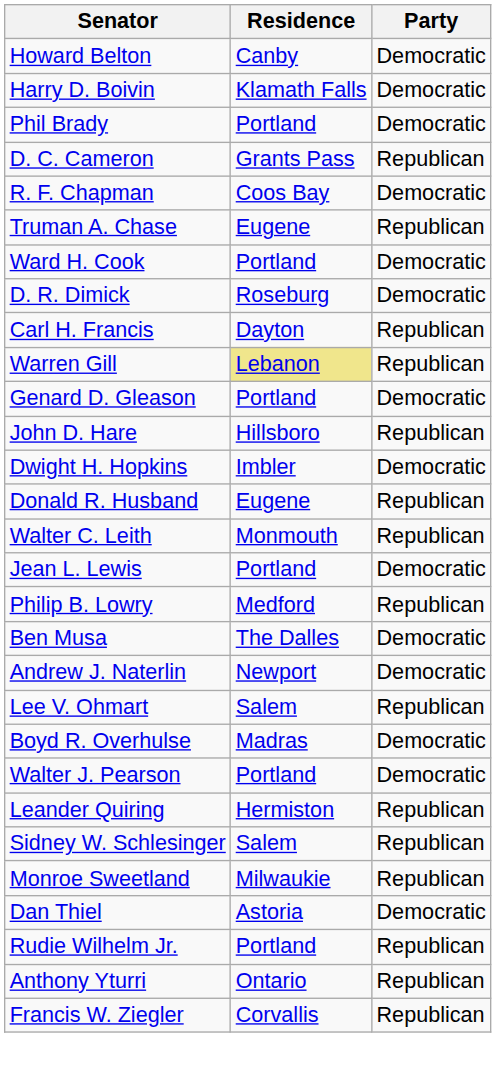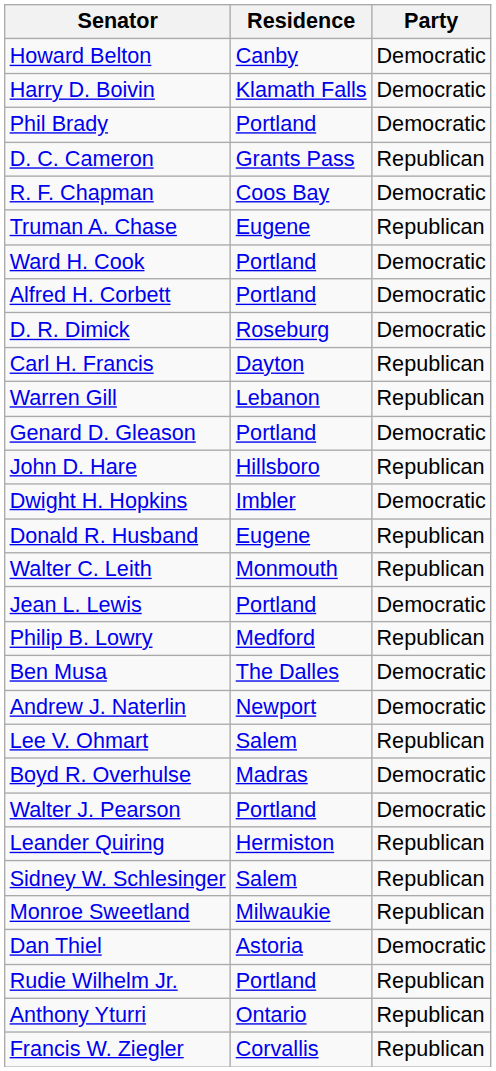+ row: (90, 295)
(278, 364) khaki background -> (278, 398) no background
